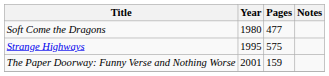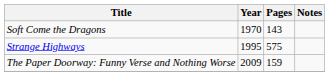(251, 29) 1980 -> (251, 29) 1970
(274, 29) 477 -> (274, 29) 143
(251, 63) 2001 -> (251, 63) 2009
